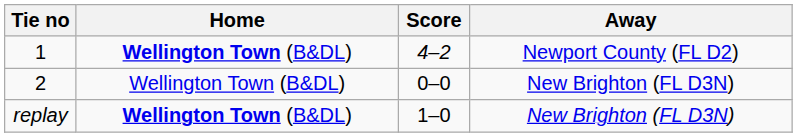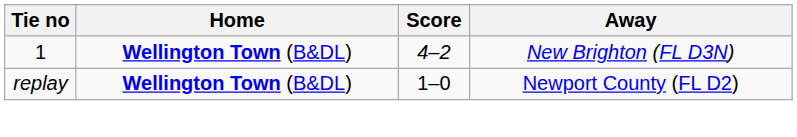(631, 52) Newport County (FL D2) -> (631, 52) New Brighton (FL D3N)
- row: (40, 83)
(631, 115) New Brighton (FL D3N) -> (631, 83) Newport County (FL D2)
